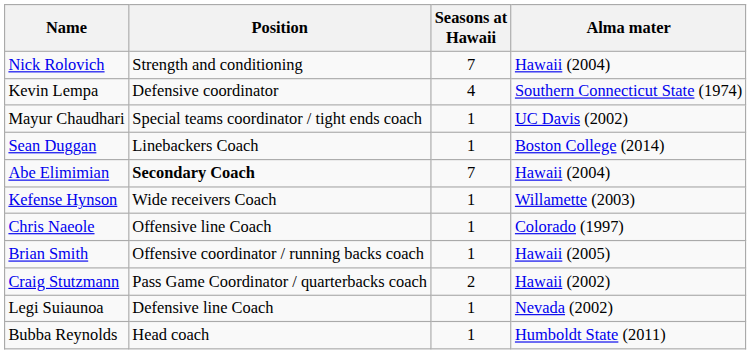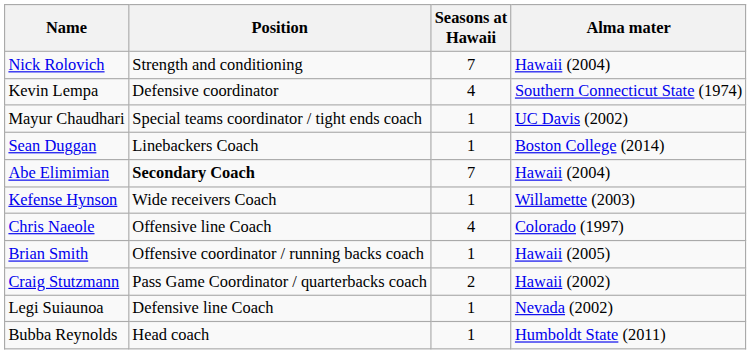(471, 227) 1 -> (471, 227) 4
